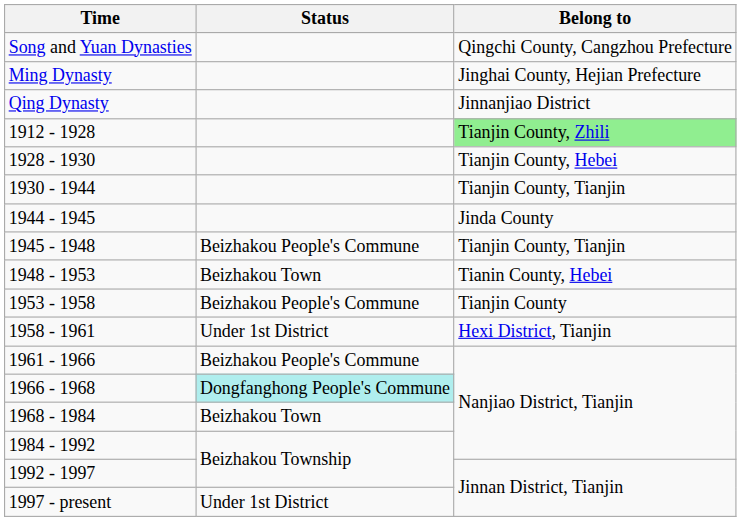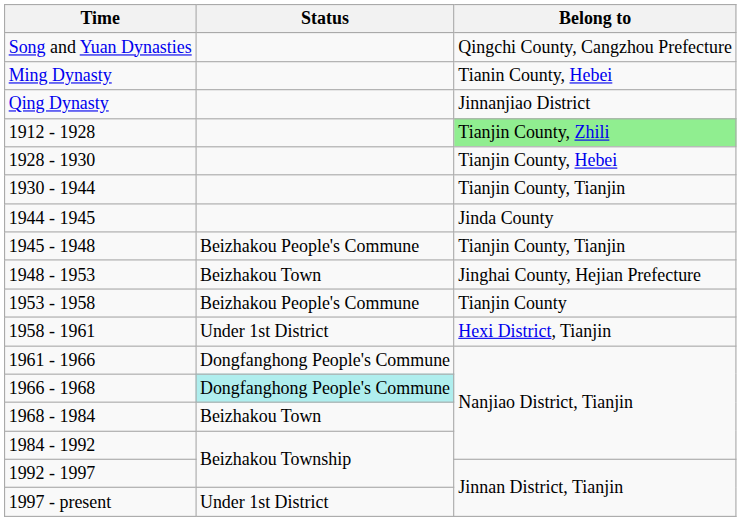(580, 75) Jinghai County, Hejian Prefecture -> (535, 75) Tianin County, Hebei
(535, 274) Tianin County, Hebei -> (580, 274) Jinghai County, Hejian Prefecture
(310, 359) Beizhakou People's Commune -> (325, 359) Dongfanghong People's Commune
